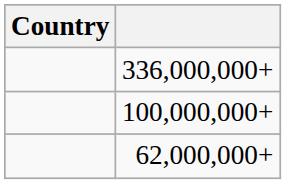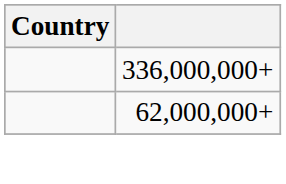- row: (198, 112)
